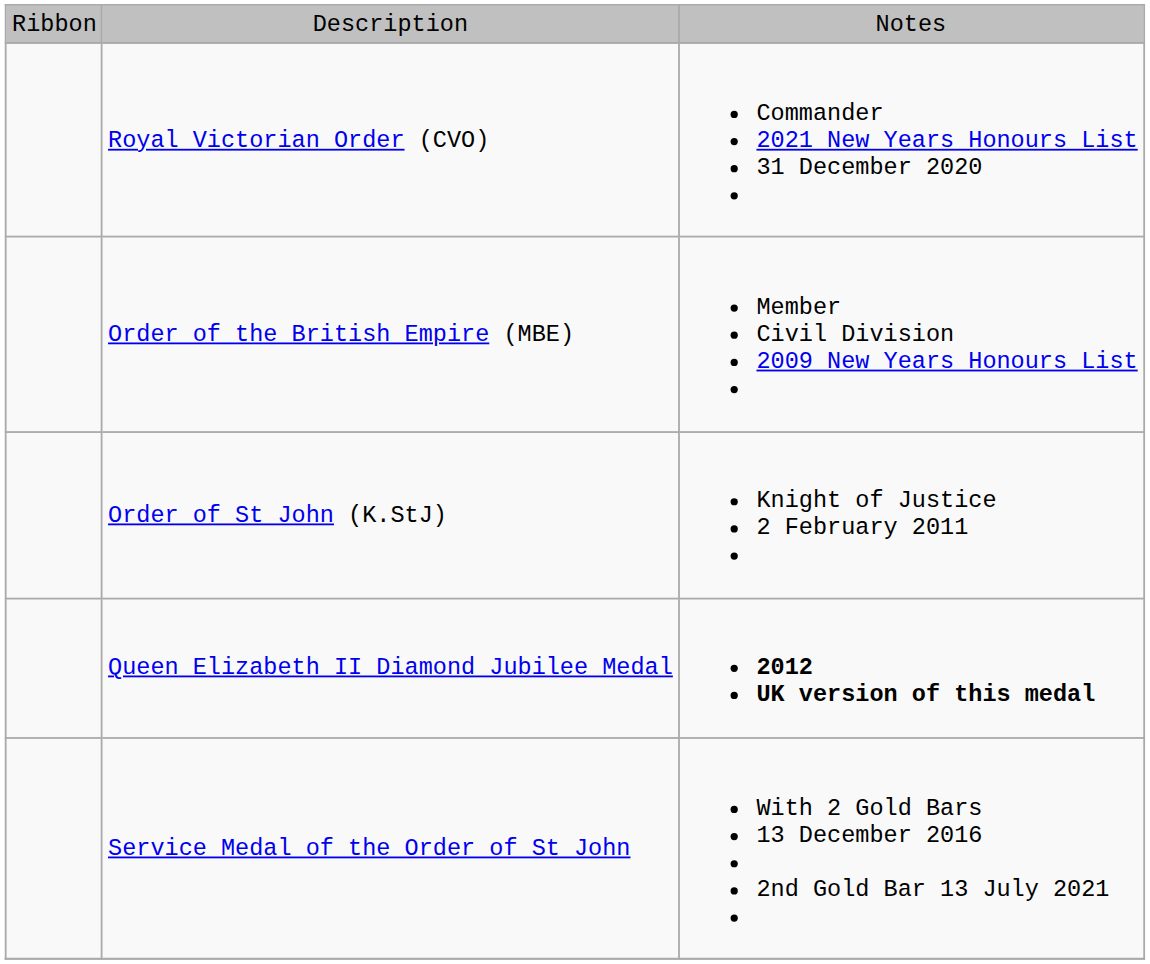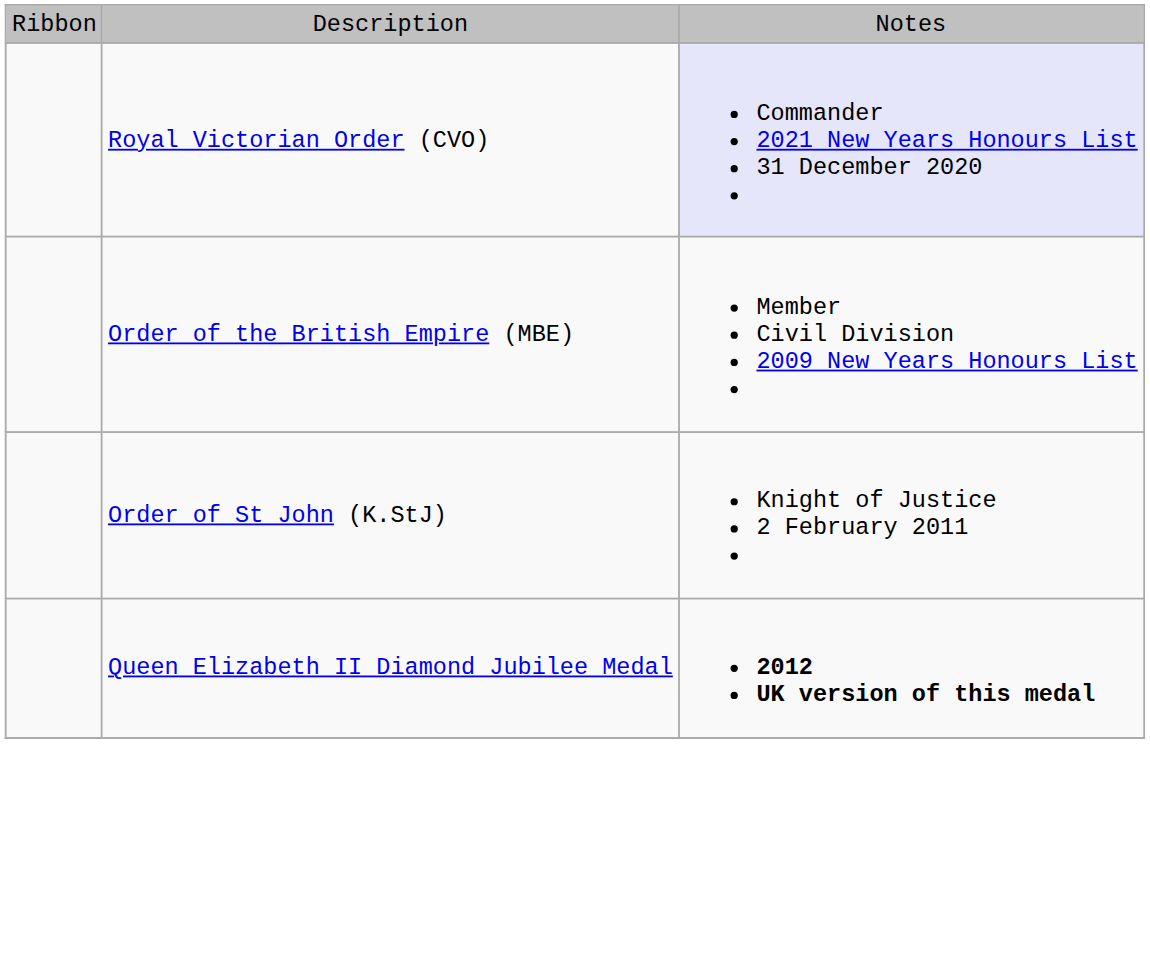(911, 154) no background -> (911, 154) lavender background
- row: (369, 848)
